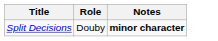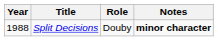+ column: (18, 12)
